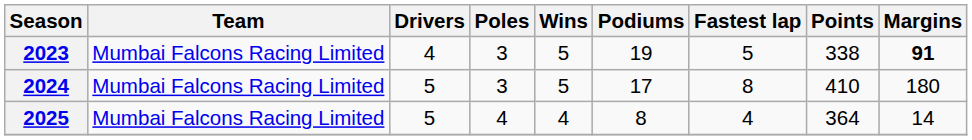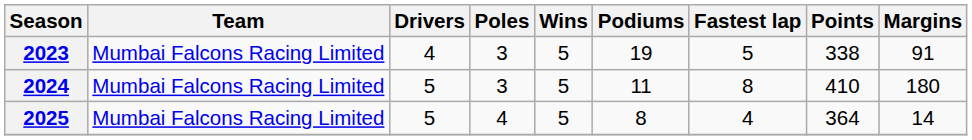(923, 53) bold -> (923, 53) normal
(641, 85) 17 -> (641, 85) 11
(564, 118) 4 -> (564, 118) 5
